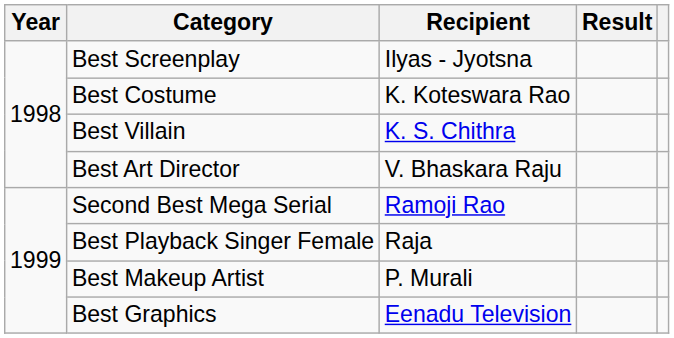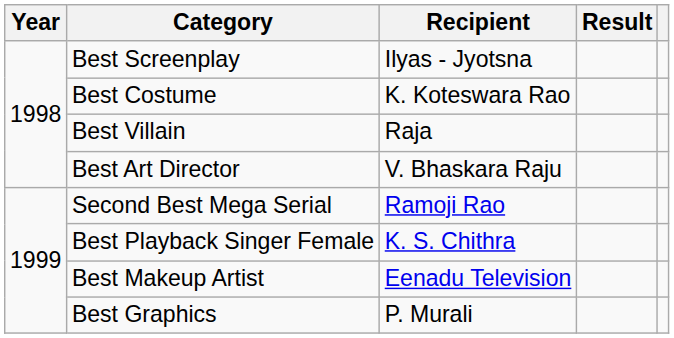(450, 132) K. S. Chithra -> (408, 132) Raja
(408, 242) Raja -> (450, 242) K. S. Chithra
(429, 278) P. Murali -> (478, 278) Eenadu Television
(478, 315) Eenadu Television -> (429, 315) P. Murali
